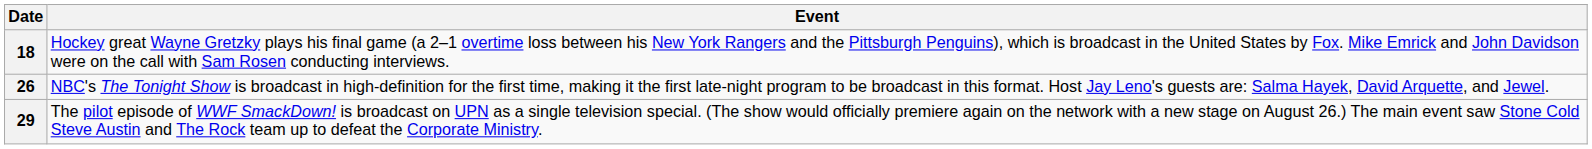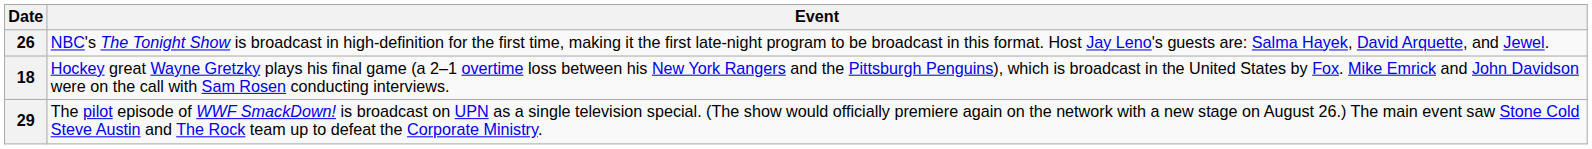rows swapped: (26, 52) <-> (26, 86)
